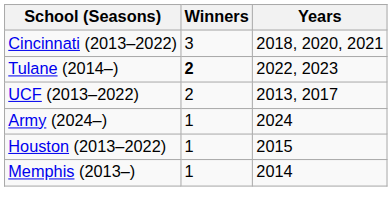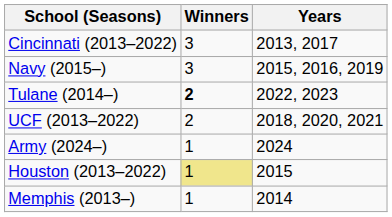(320, 43) 2018, 2020, 2021 -> (297, 43) 2013, 2017
+ row: (57, 69)
(297, 95) 2013, 2017 -> (320, 120) 2018, 2020, 2021
(189, 146) no background -> (189, 172) khaki background
